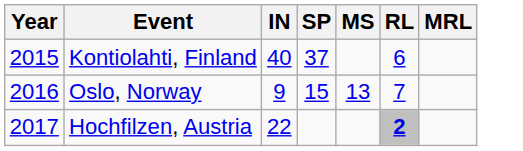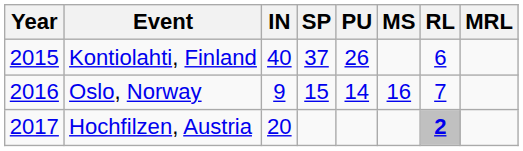+ column: (357, 22)
(358, 92) 13 -> (399, 92) 16
(279, 127) 22 -> (279, 127) 20
